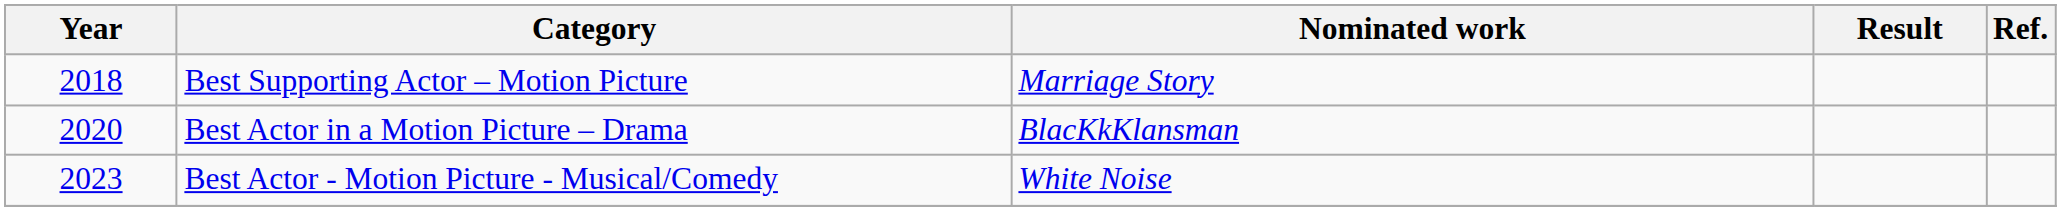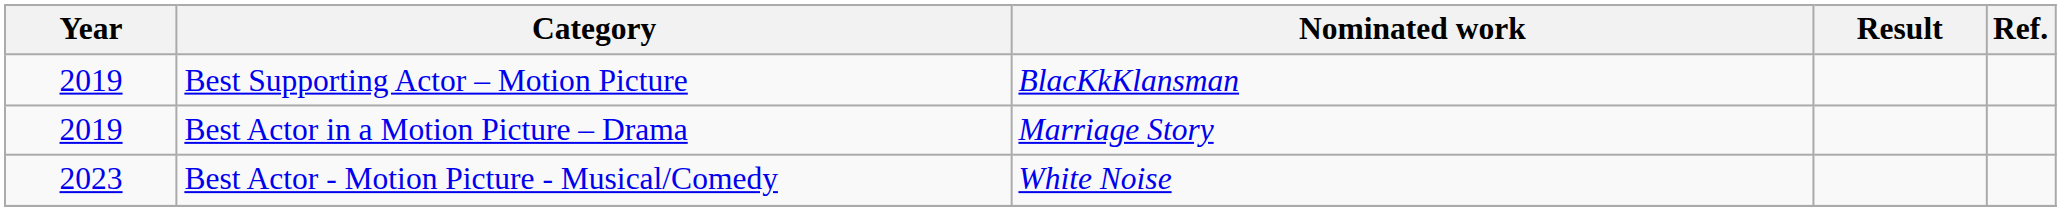(91, 79) 2018 -> (91, 79) 2019
(1116, 79) Marriage Story -> (1129, 79) BlacKkKlansman
(91, 129) 2020 -> (91, 129) 2019
(1129, 129) BlacKkKlansman -> (1116, 129) Marriage Story
